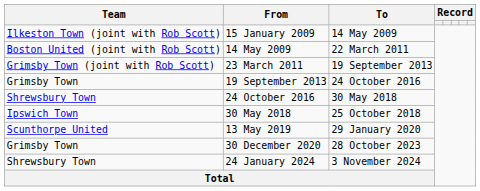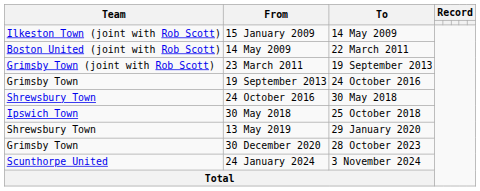(57, 130) Scunthorpe United -> (51, 130) Shrewsbury Town
(51, 162) Shrewsbury Town -> (57, 162) Scunthorpe United
